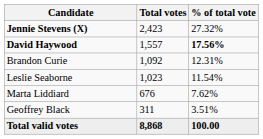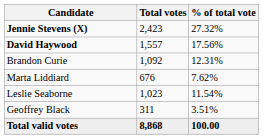(208, 45) bold -> (207, 45) normal
rows swapped: (40, 77) <-> (38, 93)
